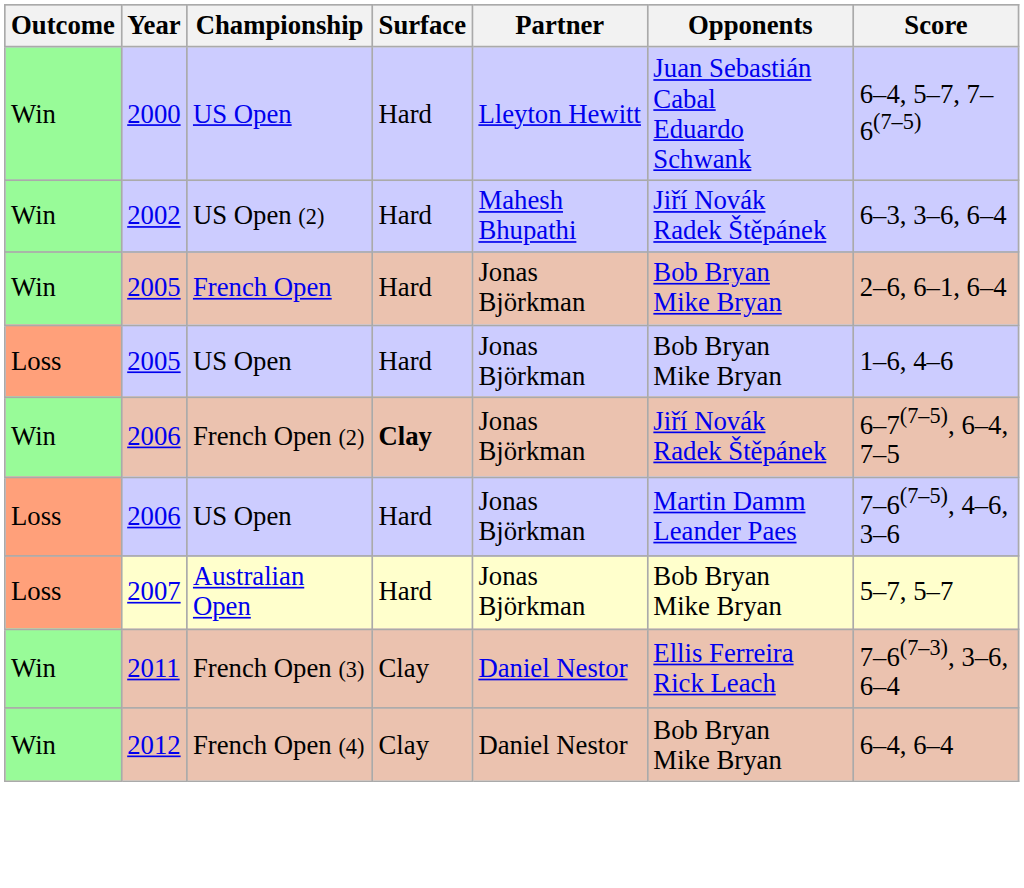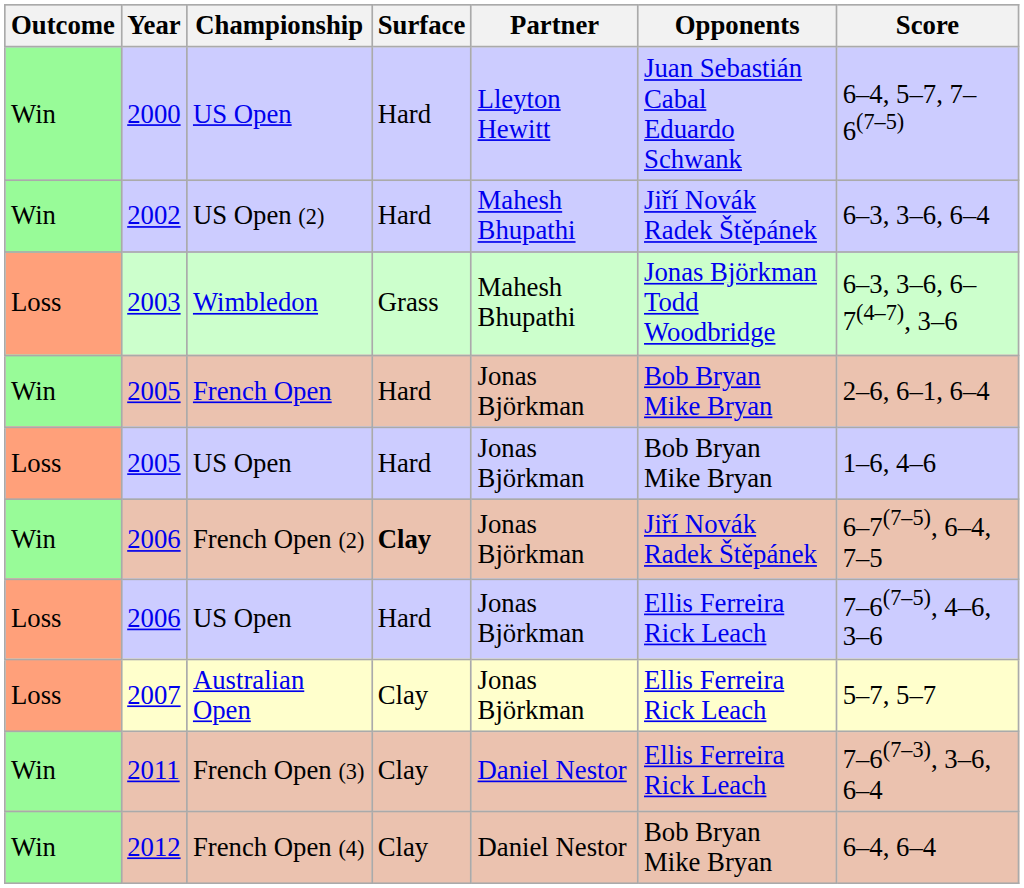+ row: (154, 303)
(729, 516) Martin Damm Leander Paes -> (714, 618) Ellis Ferreira Rick Leach
(405, 592) Hard -> (403, 694) Clay
(718, 592) Bob Bryan Mike Bryan -> (714, 694) Ellis Ferreira Rick Leach
